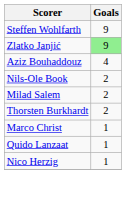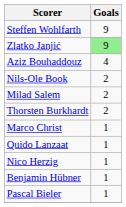+ row: (44, 177)
+ row: (34, 194)
